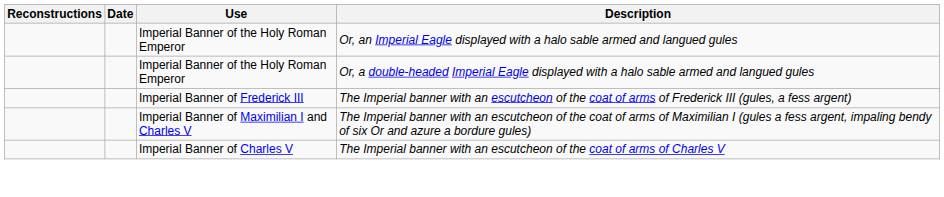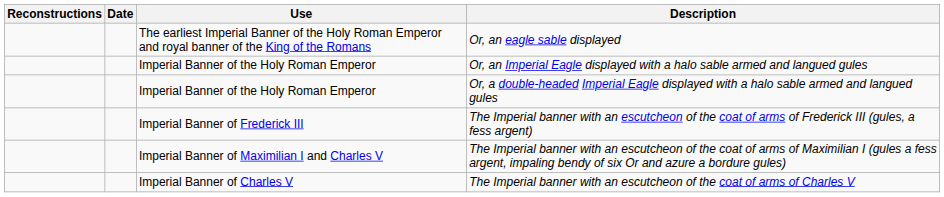+ row: (545, 39)
